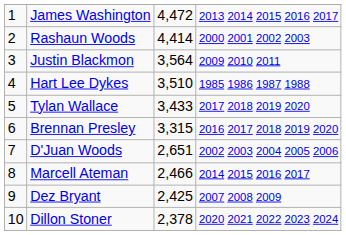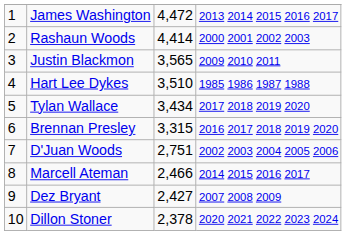(175, 60) 3,564 -> (175, 60) 3,565
(175, 106) 3,433 -> (175, 106) 3,434
(175, 151) 2,651 -> (175, 151) 2,751
(175, 196) 2,425 -> (175, 196) 2,427
